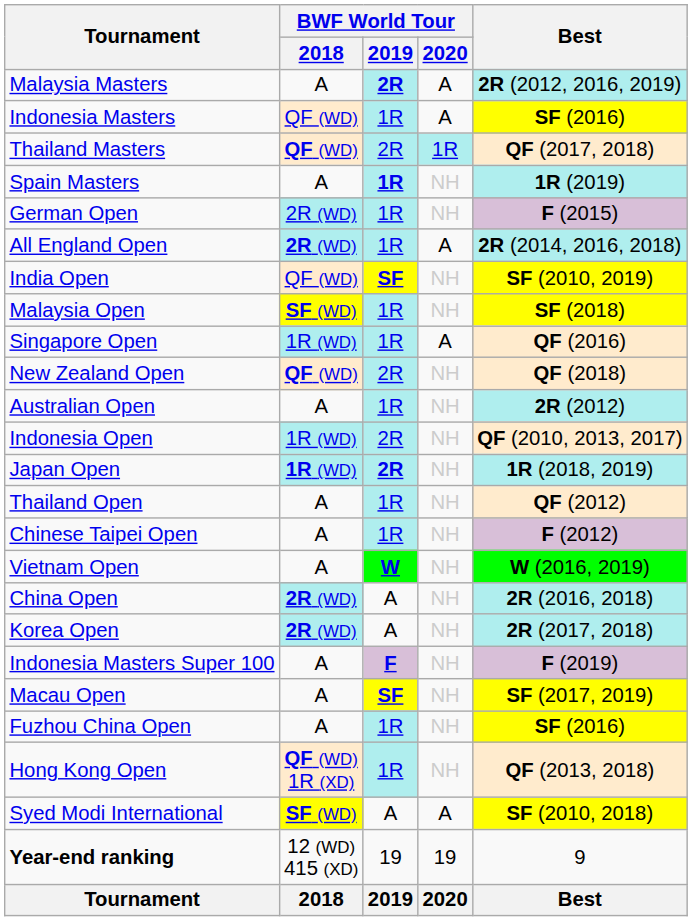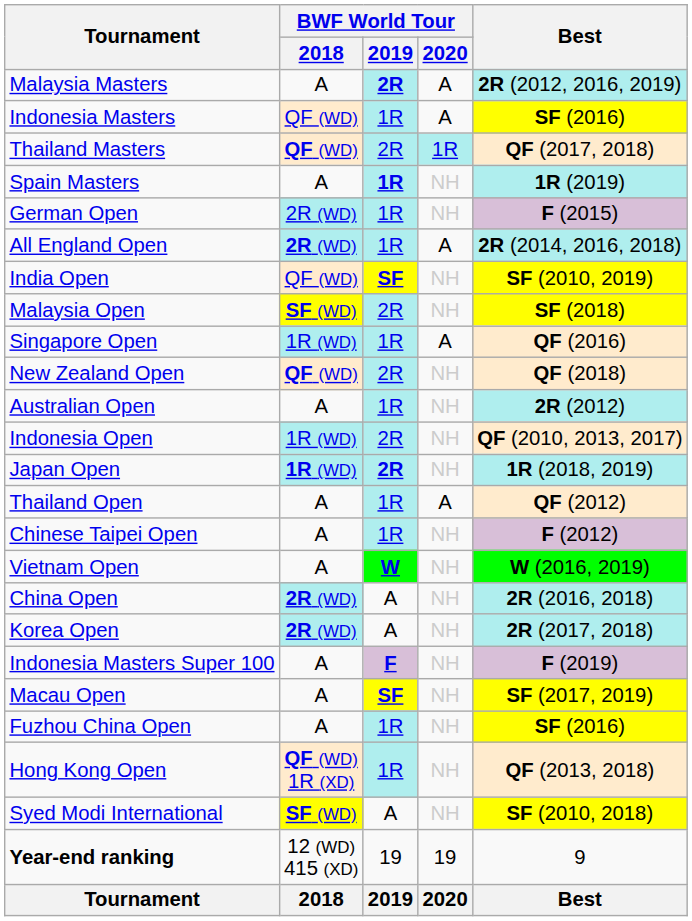(390, 310) 1R -> (390, 310) 2R
(445, 502) NH -> (445, 502) A
(445, 814) A -> (445, 814) NH
